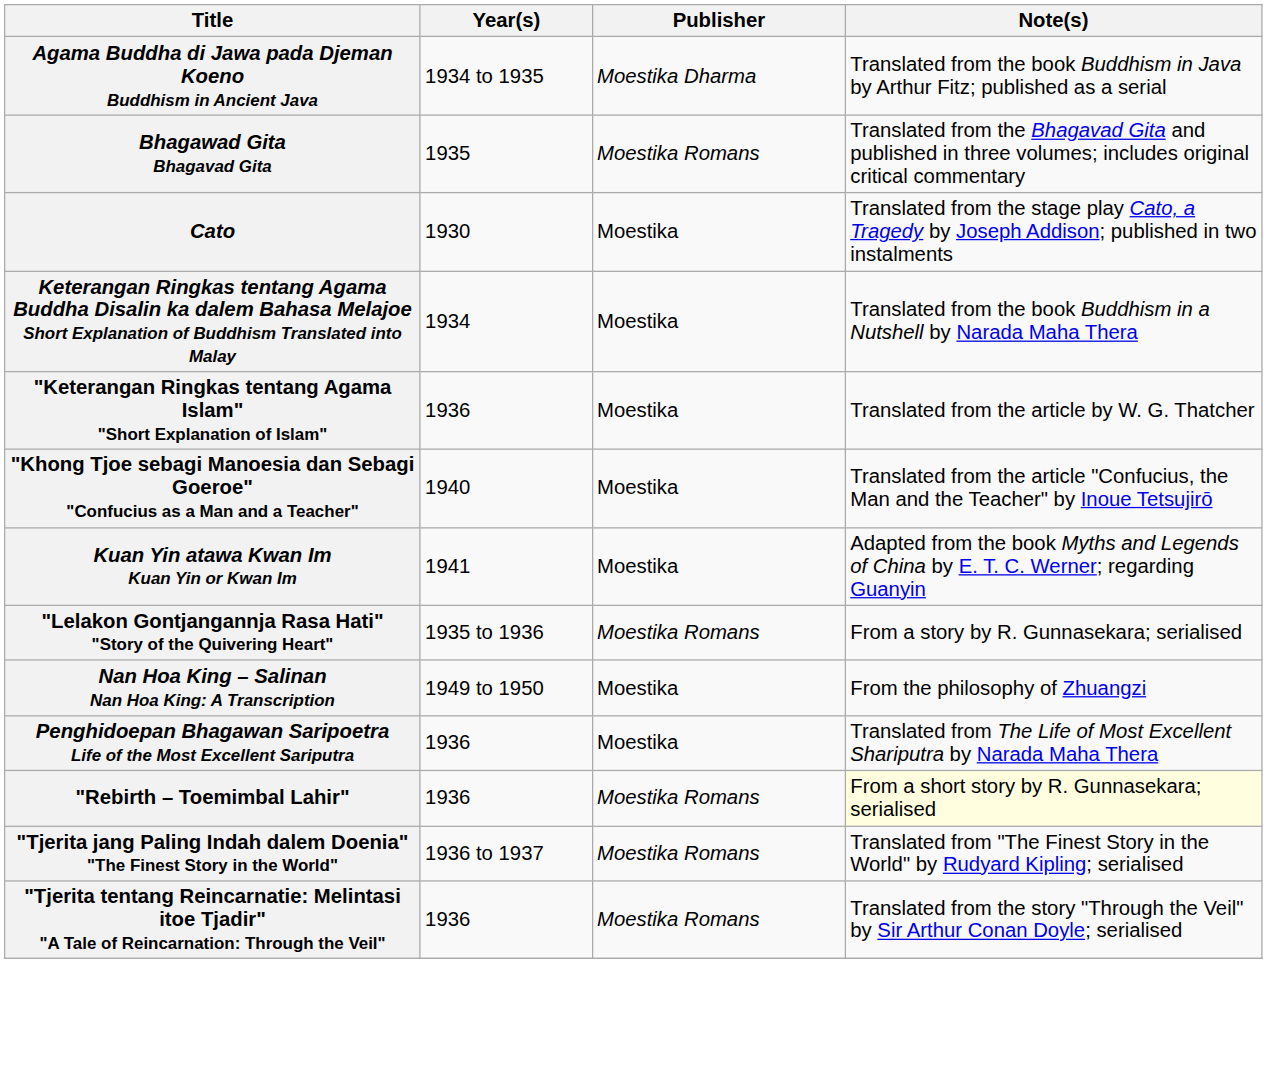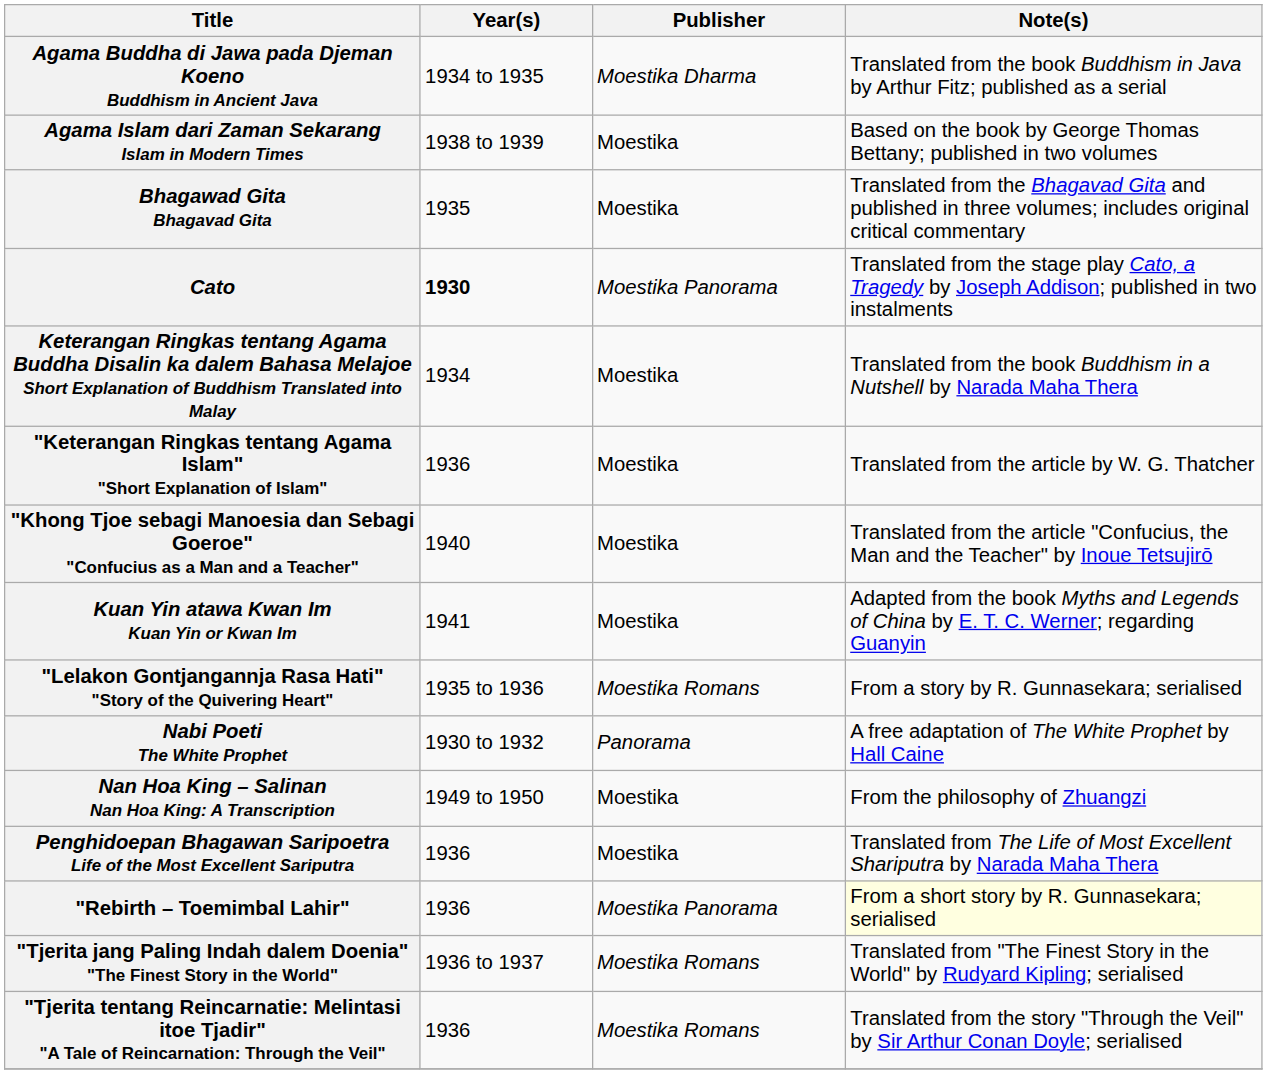+ row: (213, 142)
(678, 153) Moestika Romans -> (638, 208) Moestika
(448, 231) normal -> (448, 286) bold
(638, 231) Moestika -> (687, 286) Moestika Panorama
+ row: (213, 742)
(678, 798) Moestika Romans -> (687, 908) Moestika Panorama
